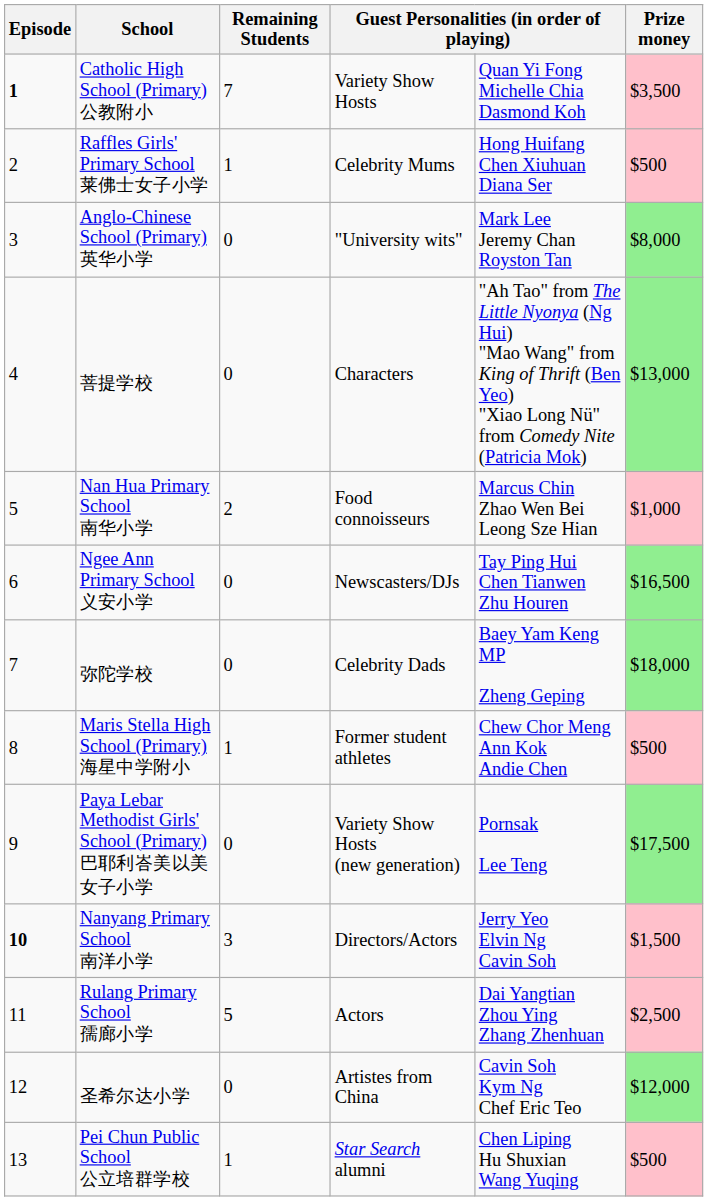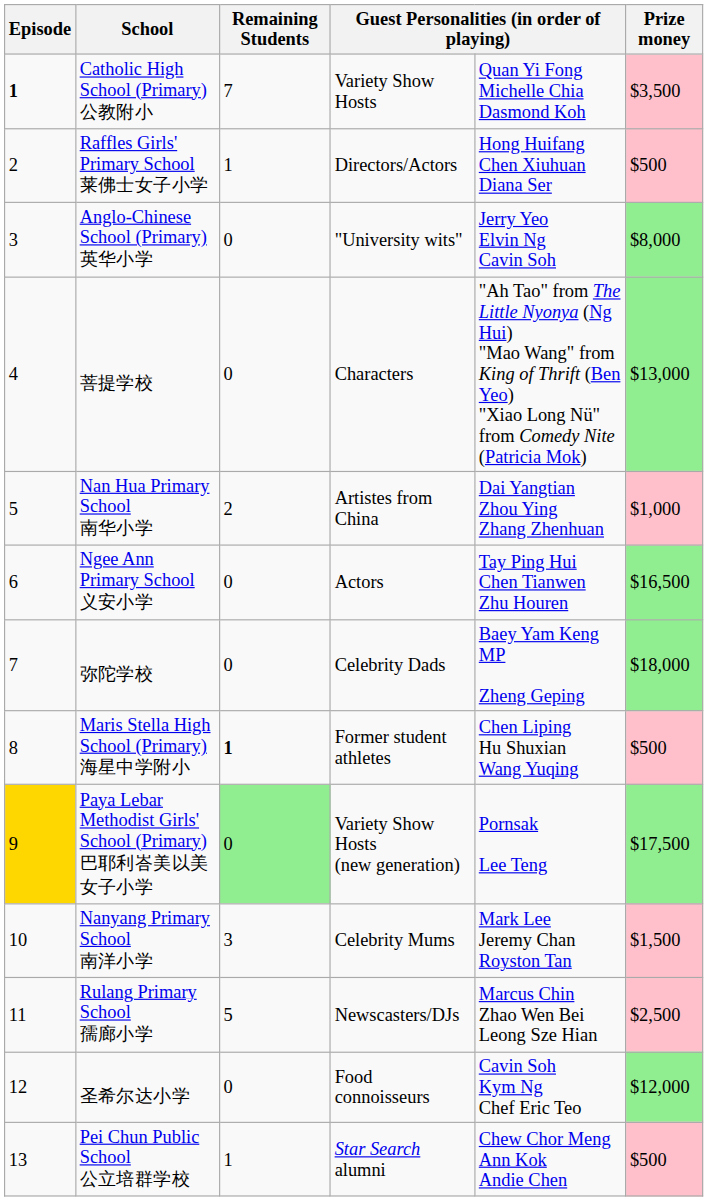(395, 165) Celebrity Mums -> (396, 165) Directors/Actors
(527, 239) Mark Lee Jeremy Chan Royston Tan -> (517, 239) Jerry Yeo Elvin Ng Cavin Soh
(382, 508) Food connoisseurs -> (383, 508) Artistes from China
(538, 508) Marcus Chin Zhao Wen Bei Leong Sze Hian -> (541, 508) Dai Yangtian Zhou Ying Zhang Zhenhuan
(397, 582) Newscasters/DJs -> (359, 582) Actors
(228, 747) normal -> (228, 747) bold
(545, 747) Chew Chor Meng Ann Kok Andie Chen -> (529, 747) Chen Liping Hu Shuxian Wang Yuqing
(13, 844) no background -> (13, 844) gold background
(228, 844) no background -> (228, 844) lightgreen background
(18, 940) bold -> (18, 940) normal
(396, 940) Directors/Actors -> (395, 940) Celebrity Mums
(517, 940) Jerry Yeo Elvin Ng Cavin Soh -> (527, 940) Mark Lee Jeremy Chan Royston Tan
(359, 1014) Actors -> (397, 1014) Newscasters/DJs
(541, 1014) Dai Yangtian Zhou Ying Zhang Zhenhuan -> (538, 1014) Marcus Chin Zhao Wen Bei Leong Sze Hian
(383, 1086) Artistes from China -> (382, 1086) Food connoisseurs
(529, 1159) Chen Liping Hu Shuxian Wang Yuqing -> (545, 1159) Chew Chor Meng Ann Kok Andie Chen
